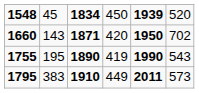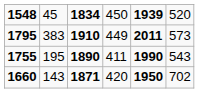rows swapped: (22, 35) <-> (22, 77)
(117, 56) 419 -> (116, 56) 411
